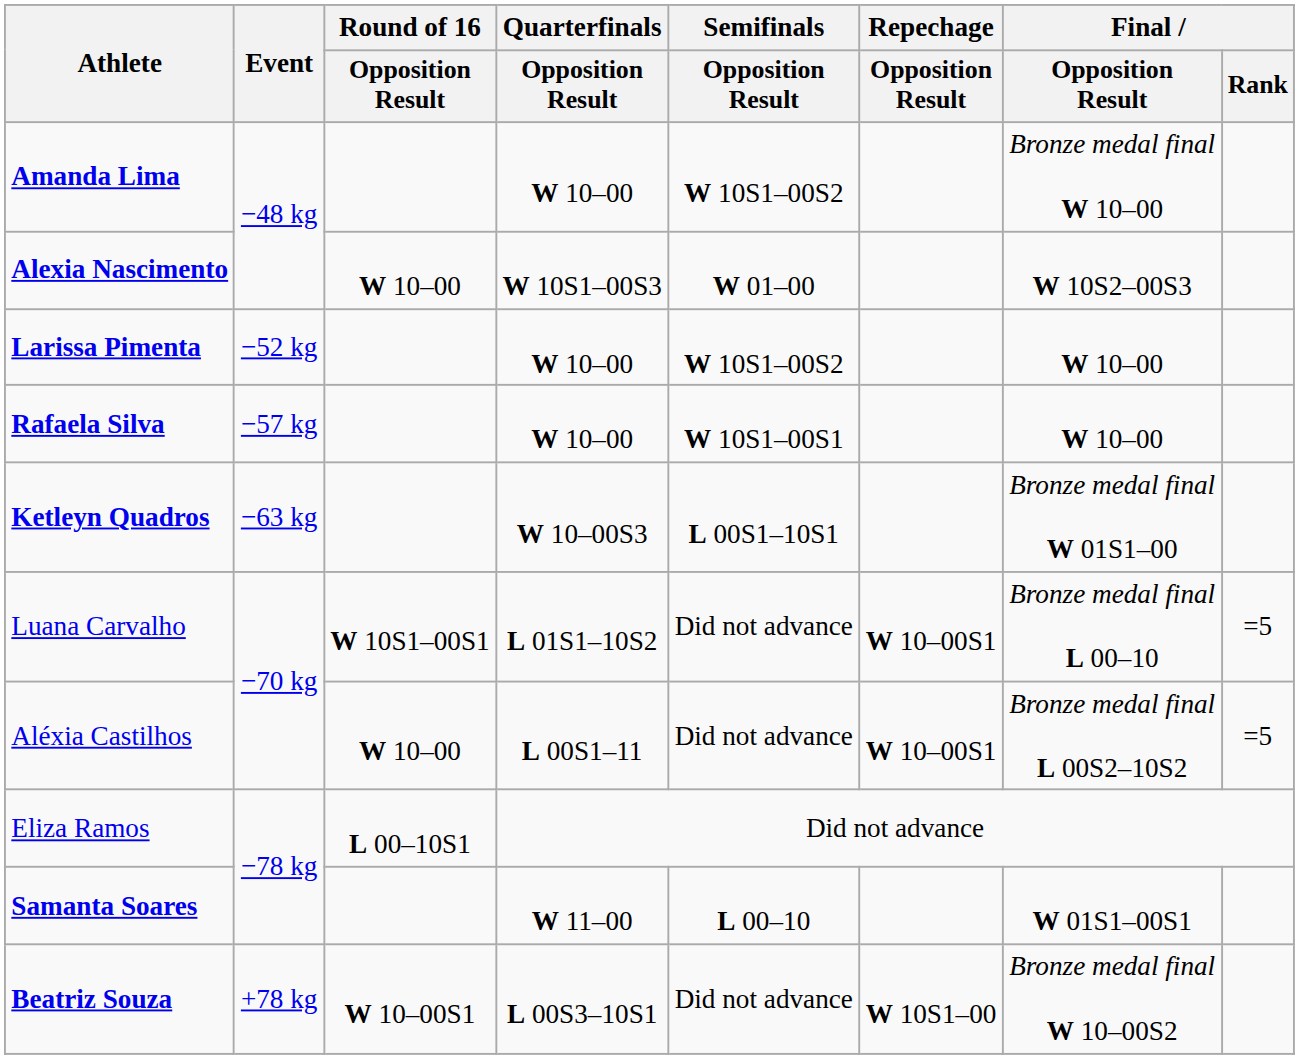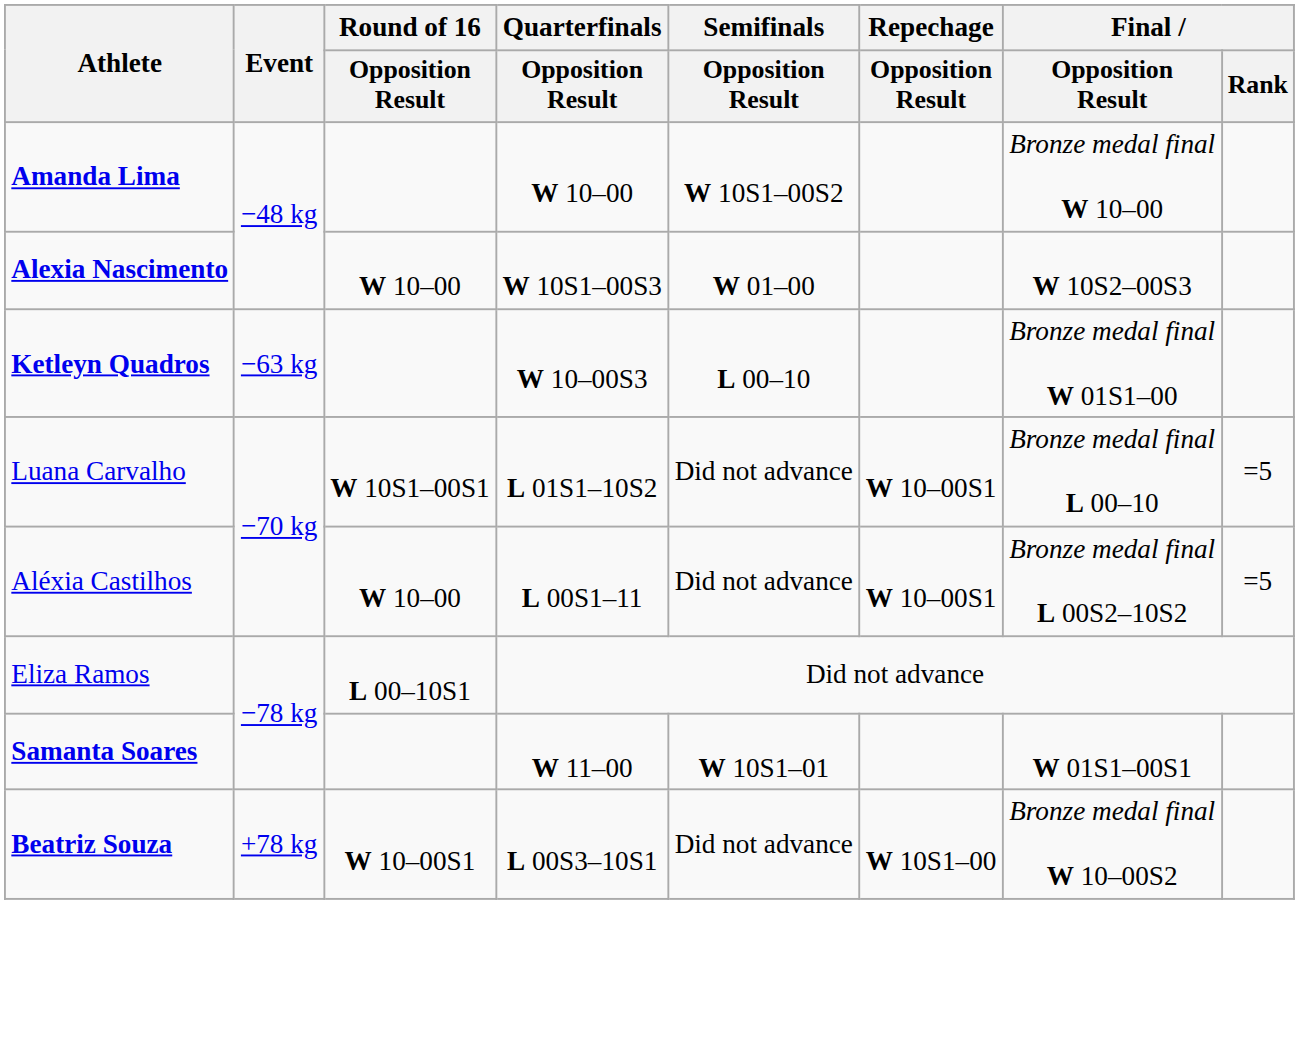- row: (106, 347)
- row: (88, 424)
(764, 533) L 00S1–10S1 -> (764, 379) L 00–10
(764, 921) L 00–10 -> (764, 767) W 10S1–01
